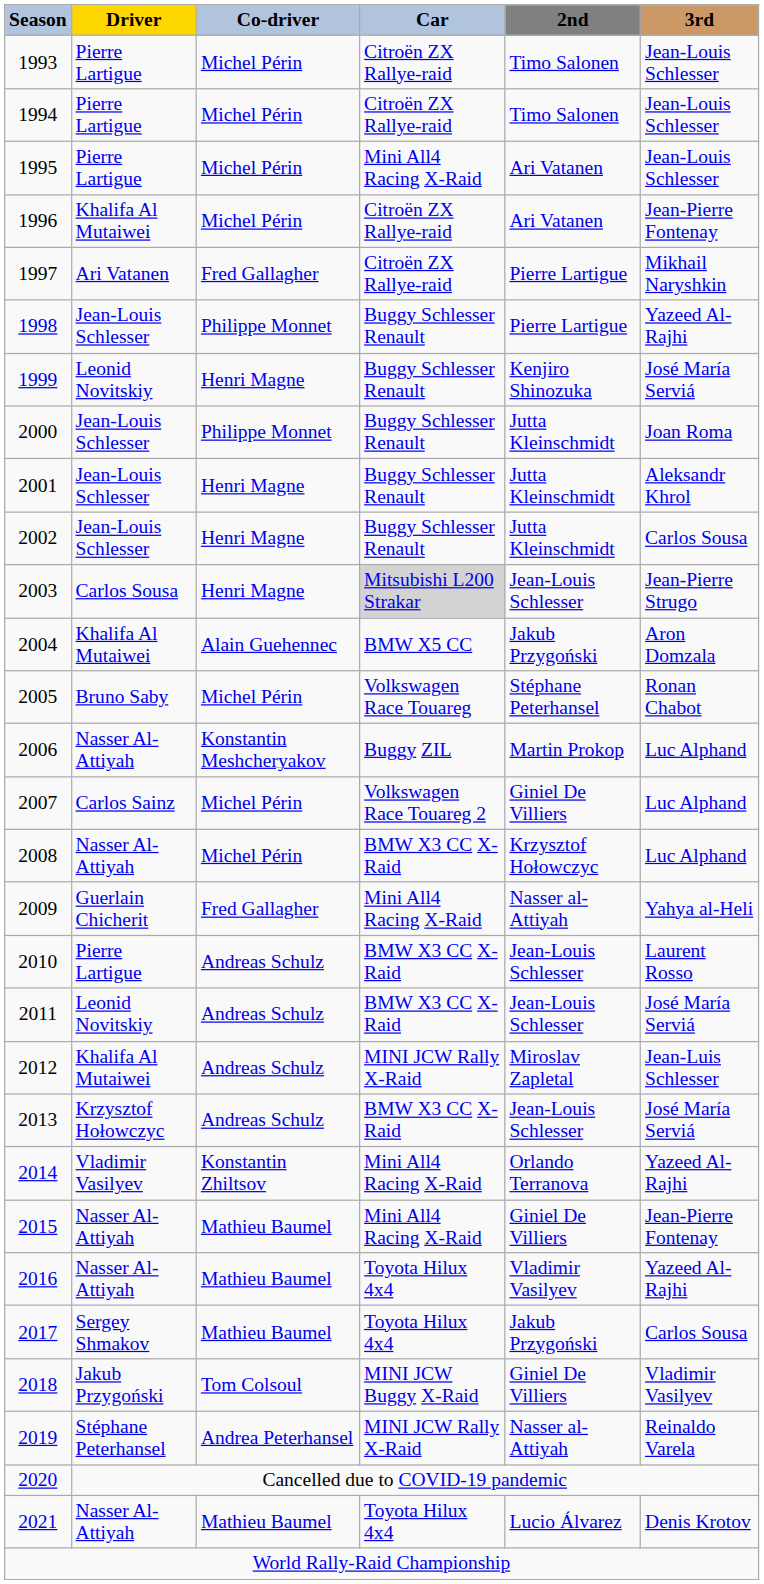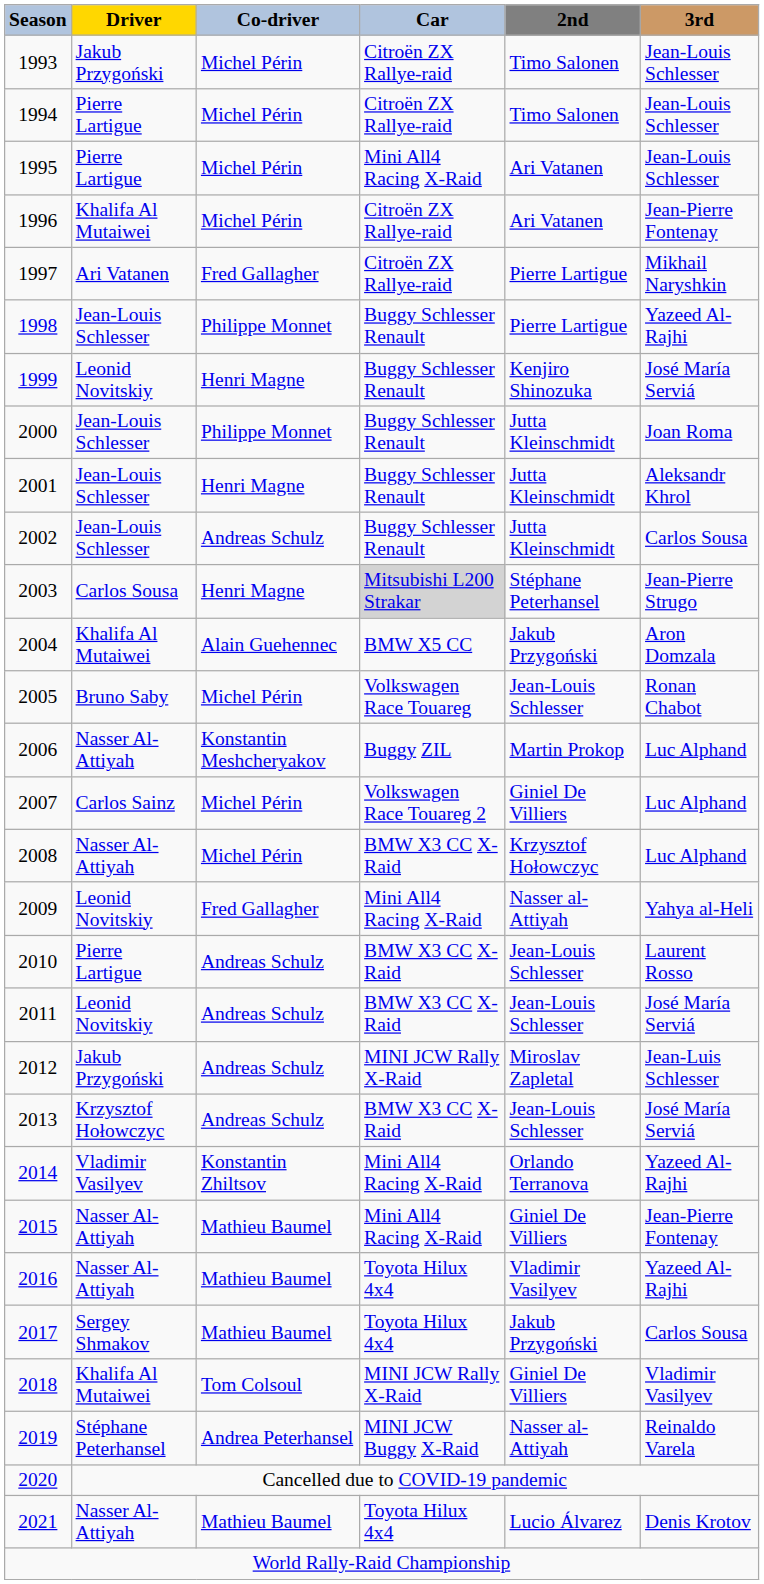(109, 61) Pierre Lartigue -> (120, 61) Jakub Przygoński
(253, 538) Henri Magne -> (262, 538) Andreas Schulz
(552, 591) Jean-Louis Schlesser -> (554, 591) Stéphane Peterhansel
(554, 696) Stéphane Peterhansel -> (552, 696) Jean-Louis Schlesser
(112, 908) Guerlain Chicherit -> (114, 908) Leonid Novitskiy
(117, 1067) Khalifa Al Mutaiwei -> (120, 1067) Jakub Przygoński
(120, 1384) Jakub Przygoński -> (117, 1384) Khalifa Al Mutaiwei
(421, 1384) MINI JCW Buggy X-Raid -> (432, 1384) MINI JCW Rally X-Raid
(432, 1437) MINI JCW Rally X-Raid -> (421, 1437) MINI JCW Buggy X-Raid
